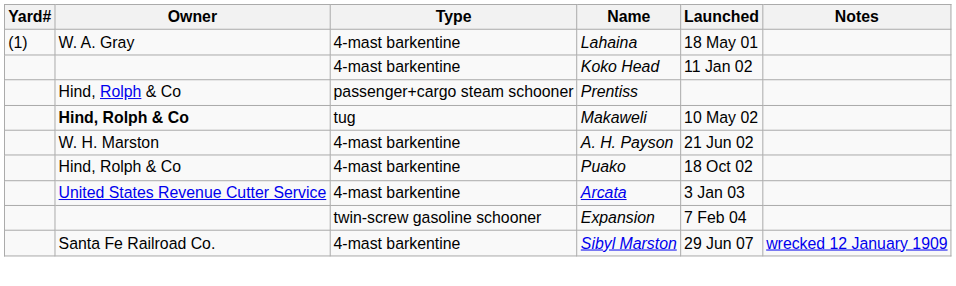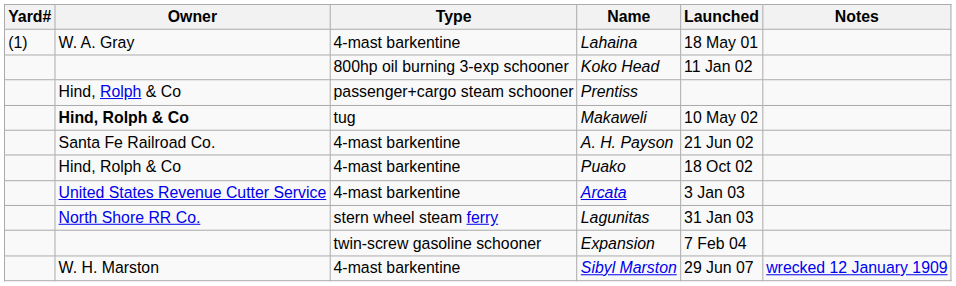(397, 67) 4-mast barkentine -> (451, 67) 800hp oil burning 3-exp schooner
(109, 142) W. H. Marston -> (137, 142) Santa Fe Railroad Co.
+ row: (615, 218)
(137, 243) Santa Fe Railroad Co. -> (109, 268) W. H. Marston
